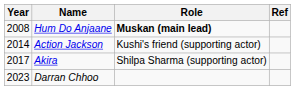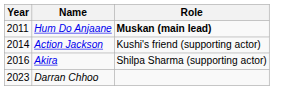- column: (280, 12)
(18, 28) 2008 -> (18, 28) 2011
(18, 61) 2017 -> (18, 61) 2016
